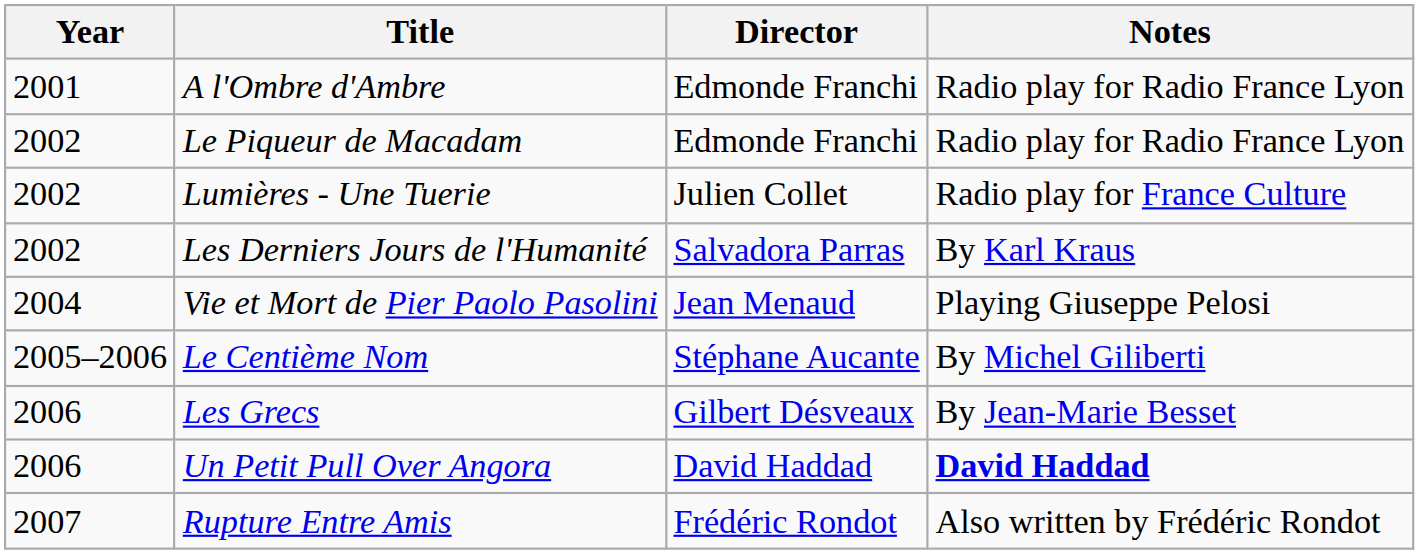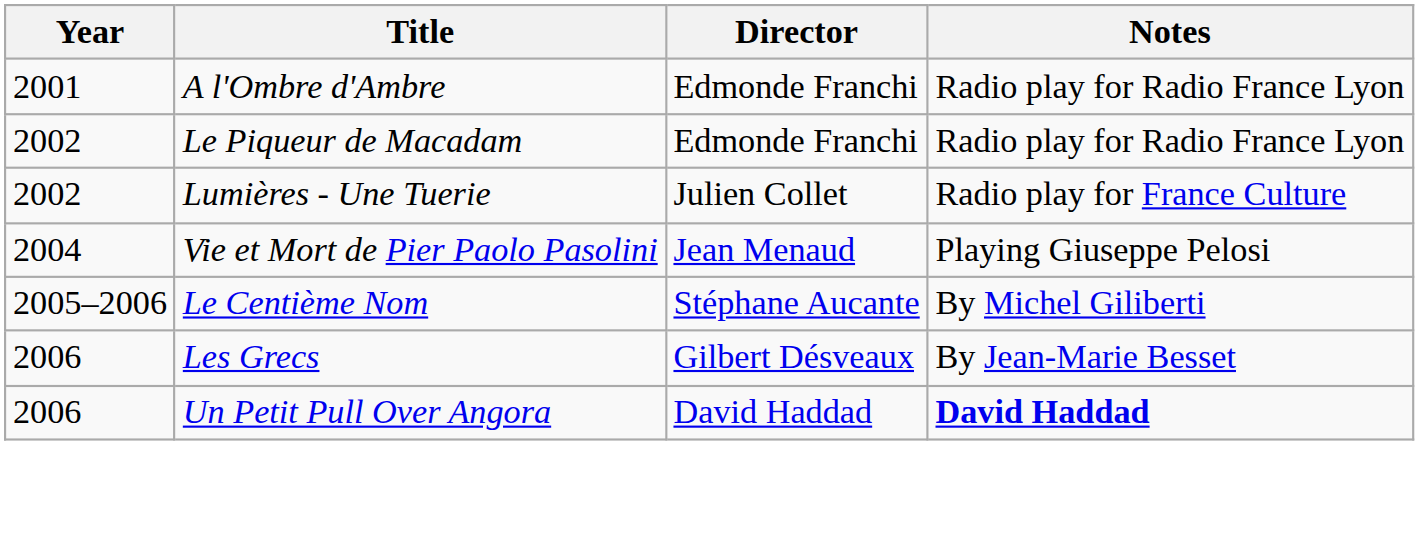- row: (415, 248)
- row: (317, 520)
